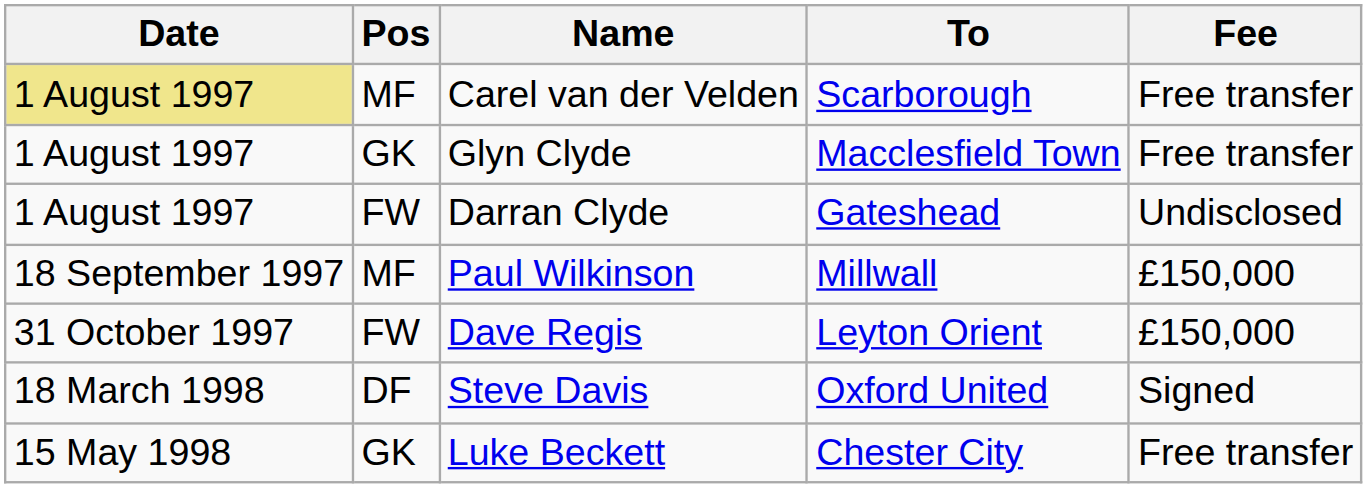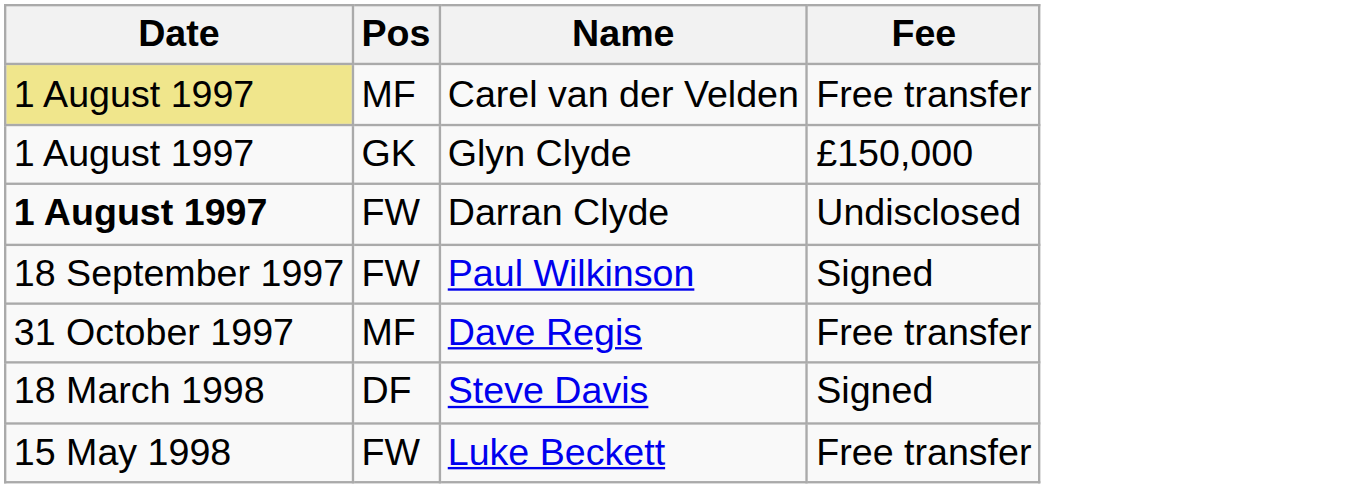- column: (968, 34)
(1246, 153) Free transfer -> (895, 153) £150,000
(134, 213) normal -> (141, 213) bold
(389, 272) MF -> (391, 272) FW
(1216, 272) £150,000 -> (875, 272) Signed
(391, 332) FW -> (389, 332) MF
(1216, 332) £150,000 -> (924, 332) Free transfer
(389, 451) GK -> (391, 451) FW
